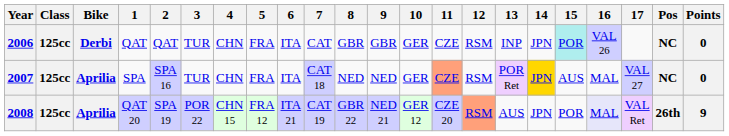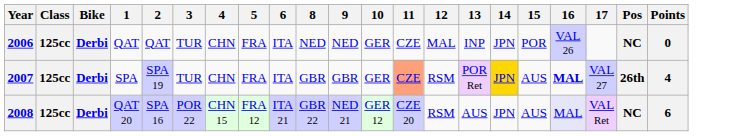- column: (319, 14)
(351, 42) GBR -> (312, 42) NED
(383, 42) GBR -> (345, 42) NED
(479, 42) RSM -> (441, 42) MAL
(571, 42) paleturquoise background -> (534, 42) no background
(96, 77) Aprilia -> (92, 77) Derbi
(166, 77) SPA 16 -> (158, 77) SPA 19
(351, 77) NED -> (312, 77) GBR
(383, 77) NED -> (345, 77) GBR
(604, 77) normal -> (568, 77) bold
(668, 77) NC -> (632, 77) 26th
(703, 77) 0 -> (668, 77) 4
(96, 112) Aprilia -> (92, 112) Derbi
(166, 112) SPA 19 -> (158, 112) SPA 16
(479, 112) lightsalmon background -> (441, 112) no background
(571, 112) POR -> (534, 112) AUS
(668, 112) 26th -> (632, 112) NC
(703, 112) 9 -> (668, 112) 6
